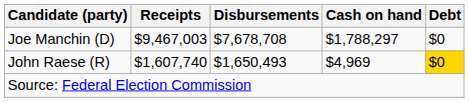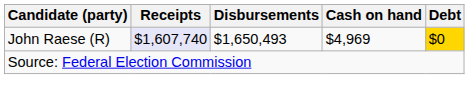- row: (61, 39)
(171, 62) no background -> (171, 39) lavender background
